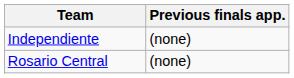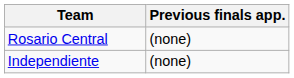rows swapped: (58, 61) <-> (53, 38)
